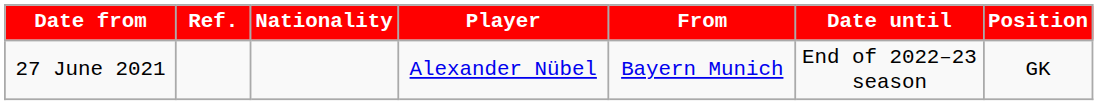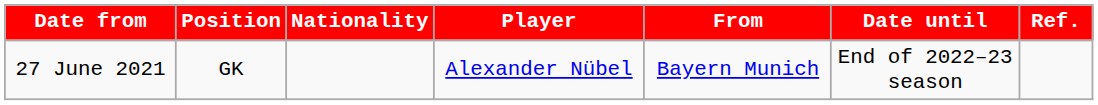columns swapped: (1038, 22) <-> (213, 22)
